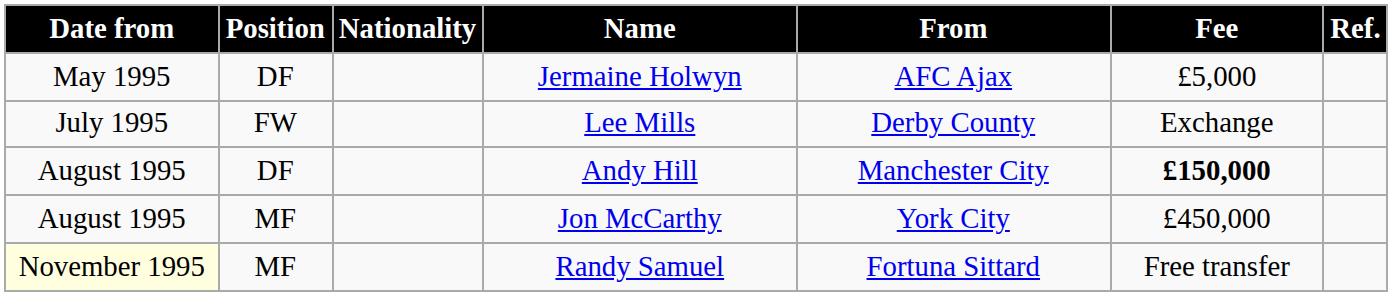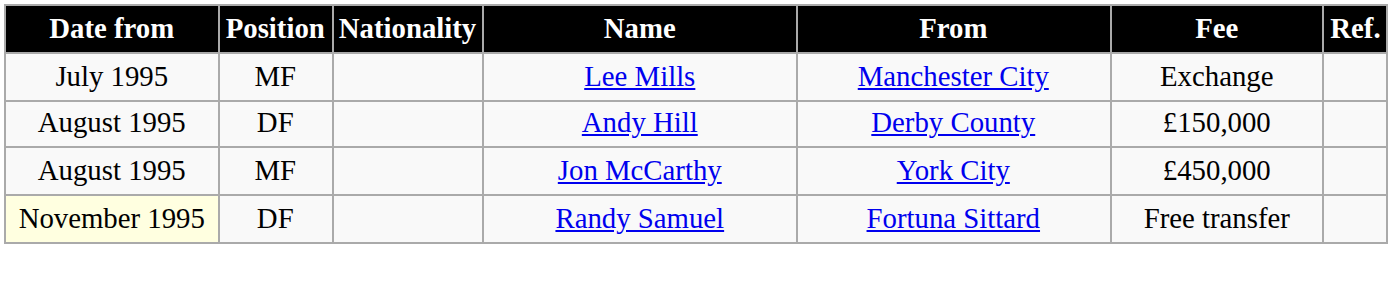- row: (640, 76)
(275, 123) FW -> (275, 76) MF
(953, 123) Derby County -> (953, 76) Manchester City
(953, 171) Manchester City -> (953, 123) Derby County
(1217, 171) bold -> (1217, 123) normal
(275, 266) MF -> (275, 218) DF
